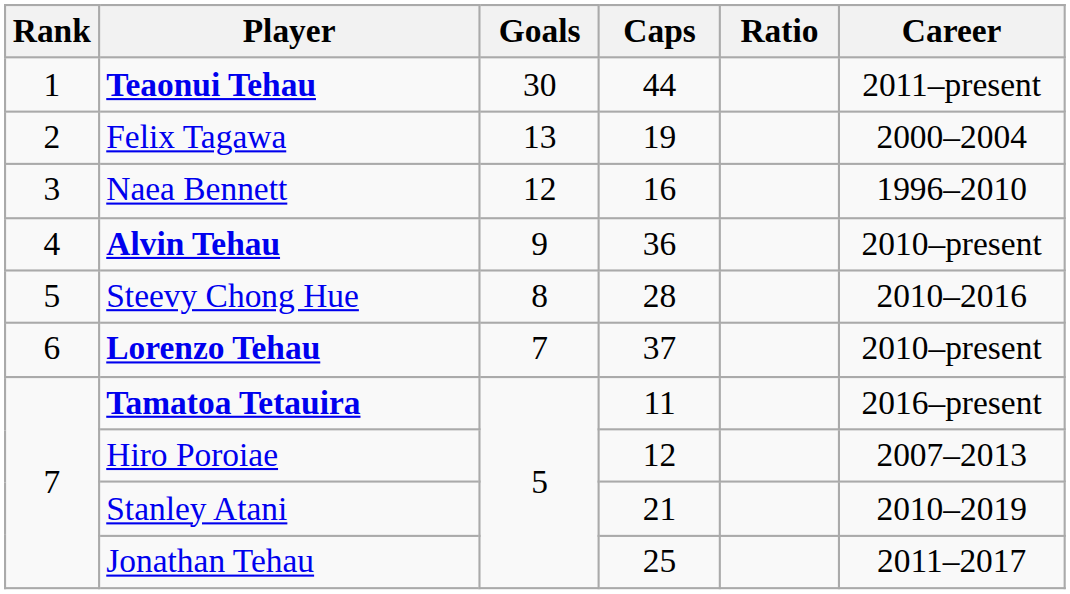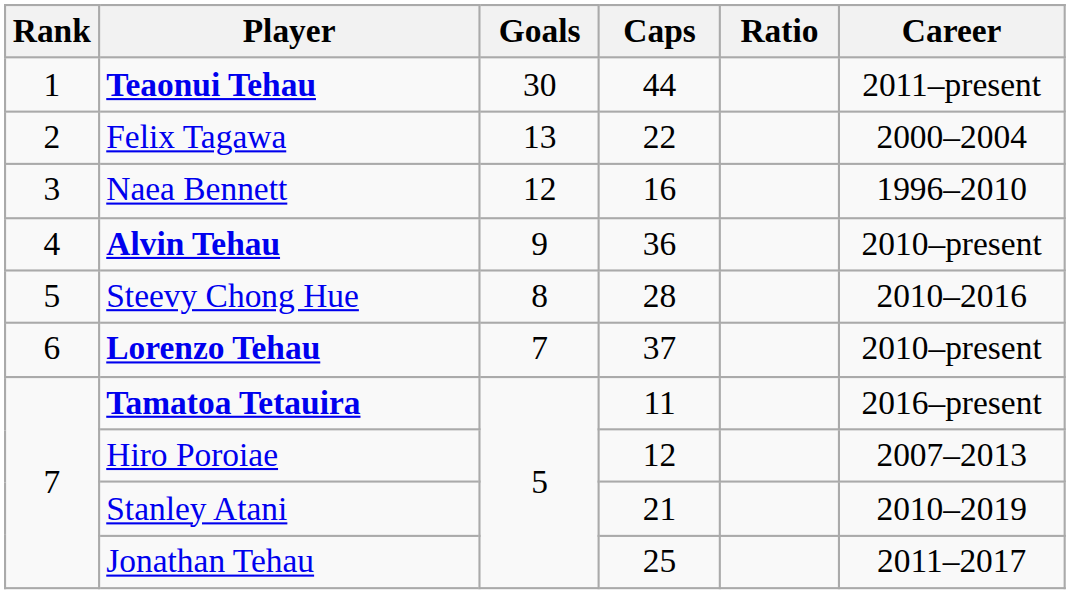(660, 137) 19 -> (660, 137) 22
